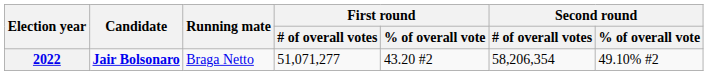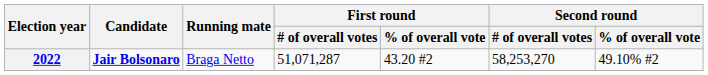(309, 59) 51,071,277 -> (309, 59) 51,071,287
(523, 59) 58,206,354 -> (523, 59) 58,253,270
